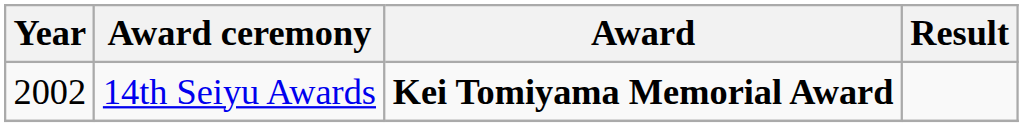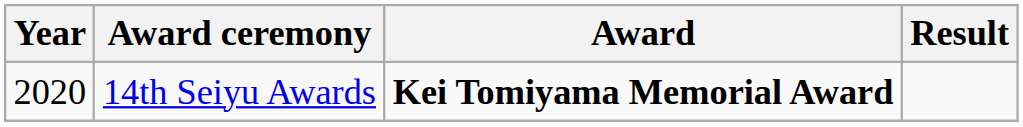(50, 90) 2002 -> (50, 90) 2020
